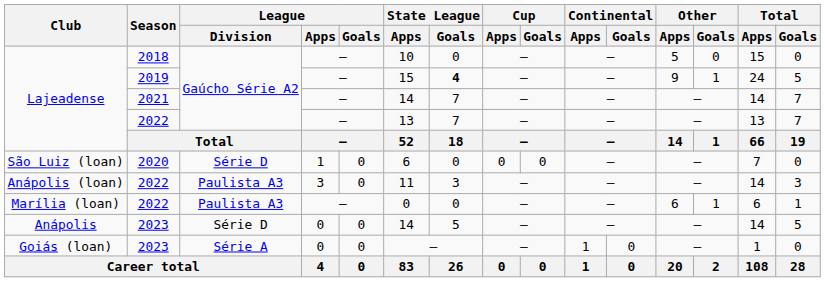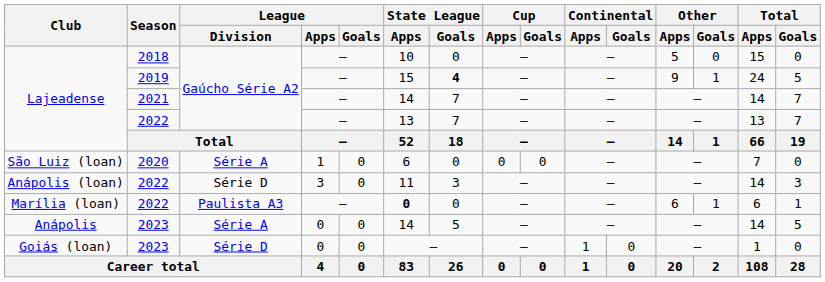(241, 162) Série D -> (241, 162) Série A
(241, 183) Paulista A3 -> (241, 183) Série D
(406, 204) normal -> (406, 204) bold
(241, 225) Série D -> (241, 225) Série A
(241, 246) Série A -> (241, 246) Série D
